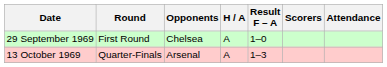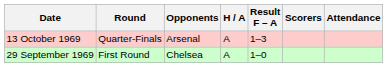rows swapped: (50, 39) <-> (44, 54)
